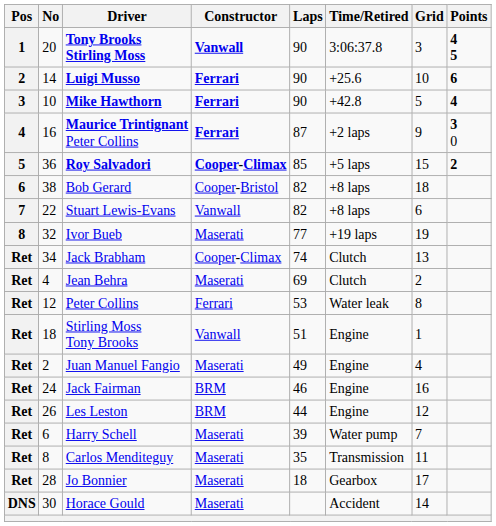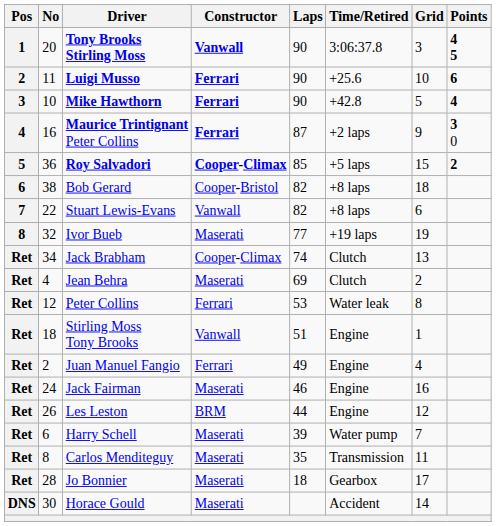(49, 78) 14 -> (49, 78) 11
(219, 365) Maserati -> (214, 365) Ferrari
(210, 388) BRM -> (219, 388) Maserati
